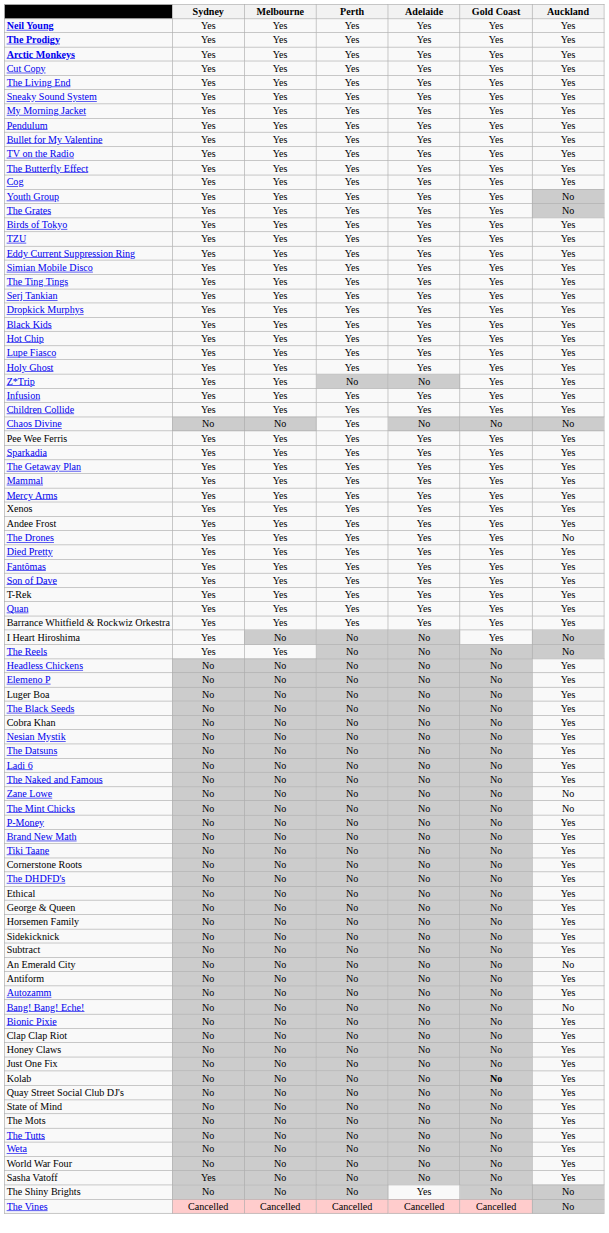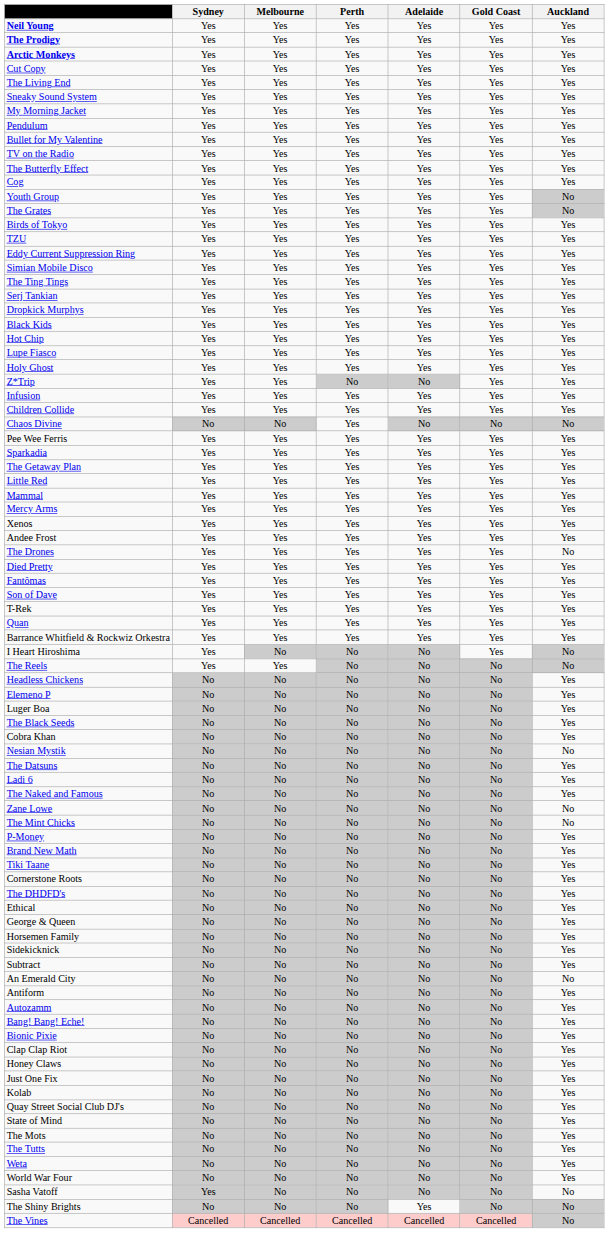+ row: (27, 481)
(568, 737) Yes -> (568, 751) No
(568, 1007) No -> (568, 1021) Yes
(496, 1078) bold -> (496, 1092) normal
(568, 1178) Yes -> (568, 1192) No
